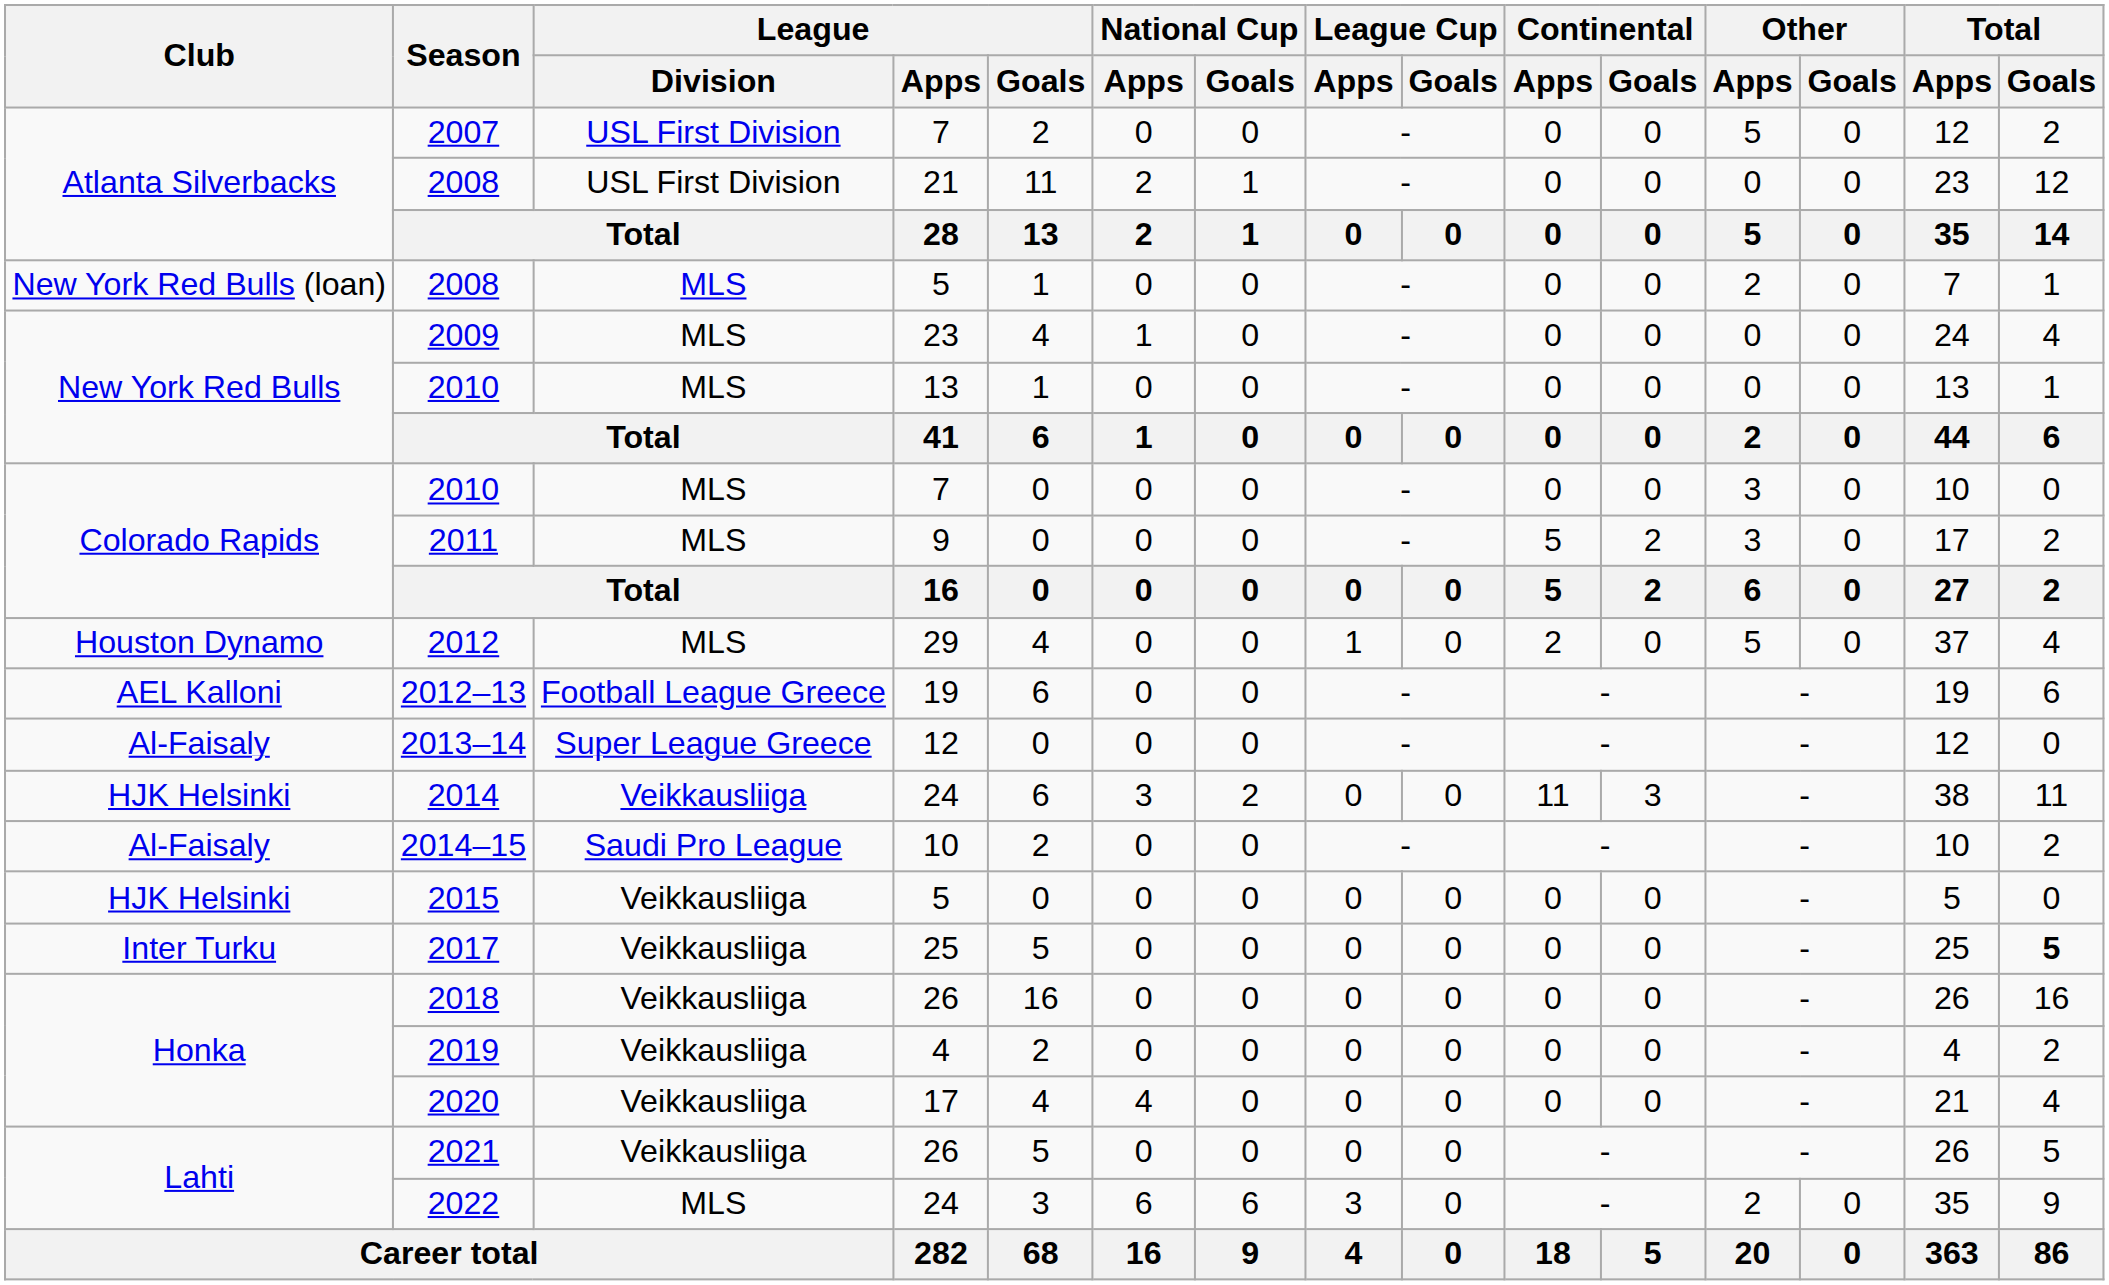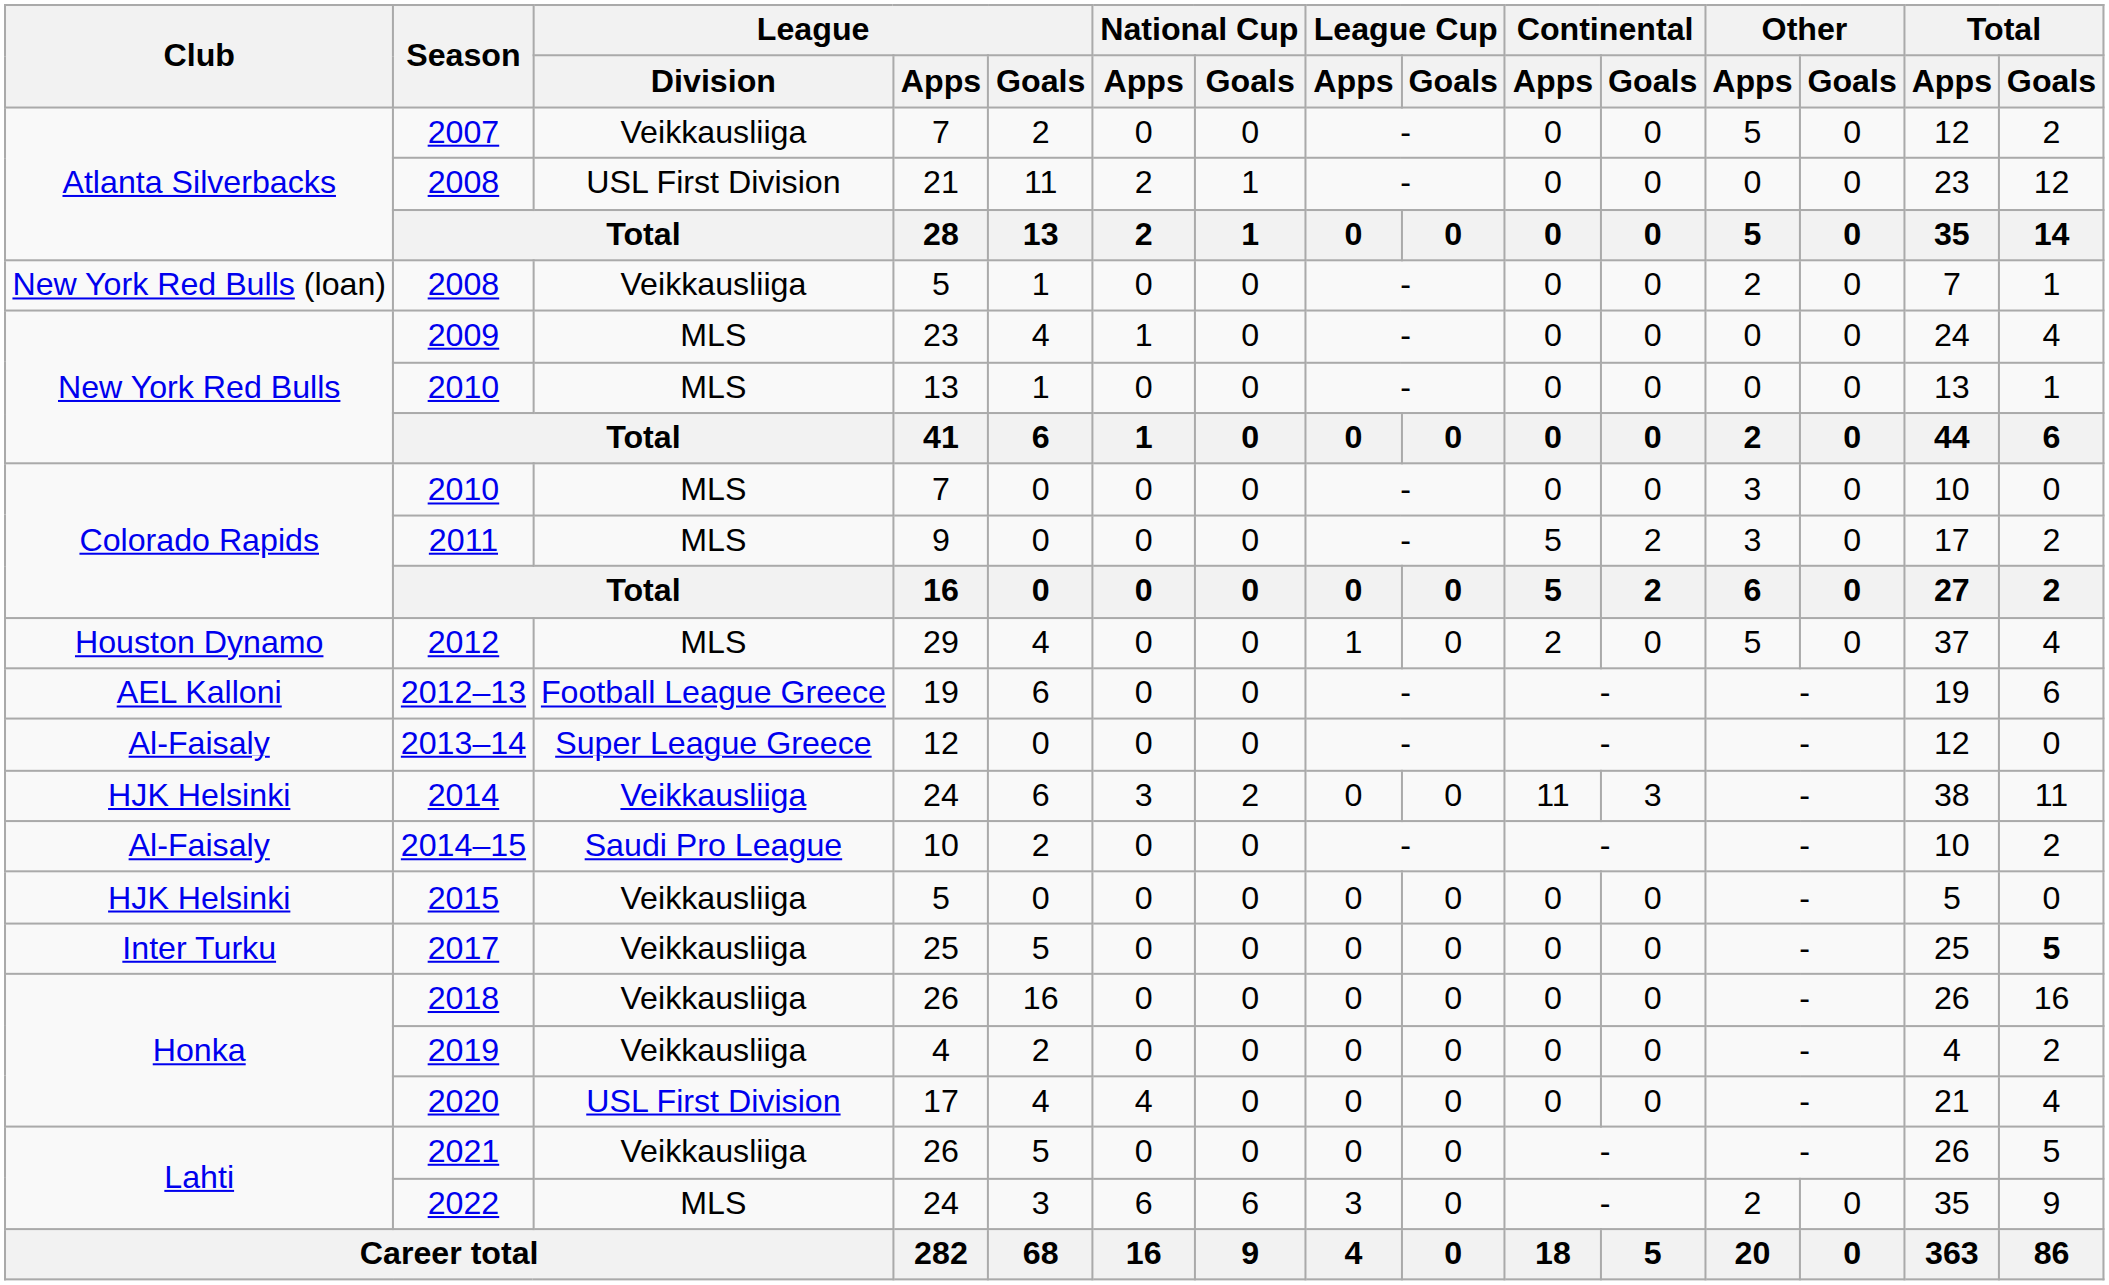(713, 132) USL First Division -> (713, 132) Veikkausliiga
(713, 285) MLS -> (713, 285) Veikkausliiga
(713, 1101) Veikkausliiga -> (713, 1101) USL First Division
